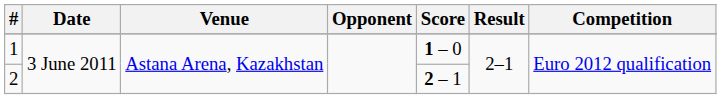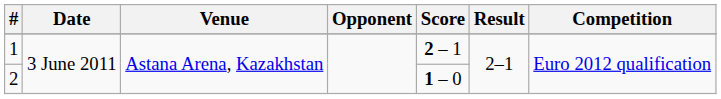(443, 49) 1 – 0 -> (443, 49) 2 – 1
(443, 78) 2 – 1 -> (443, 78) 1 – 0
